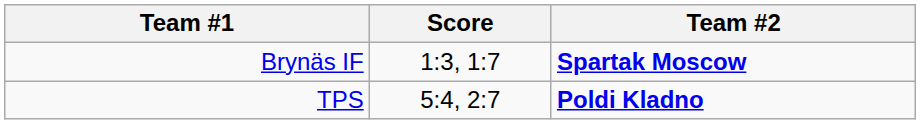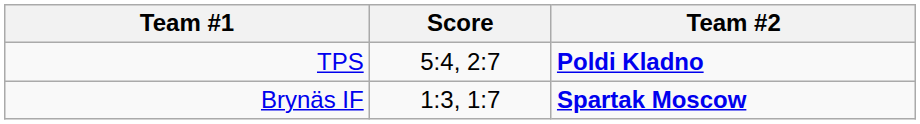rows swapped: (340, 99) <-> (312, 61)
